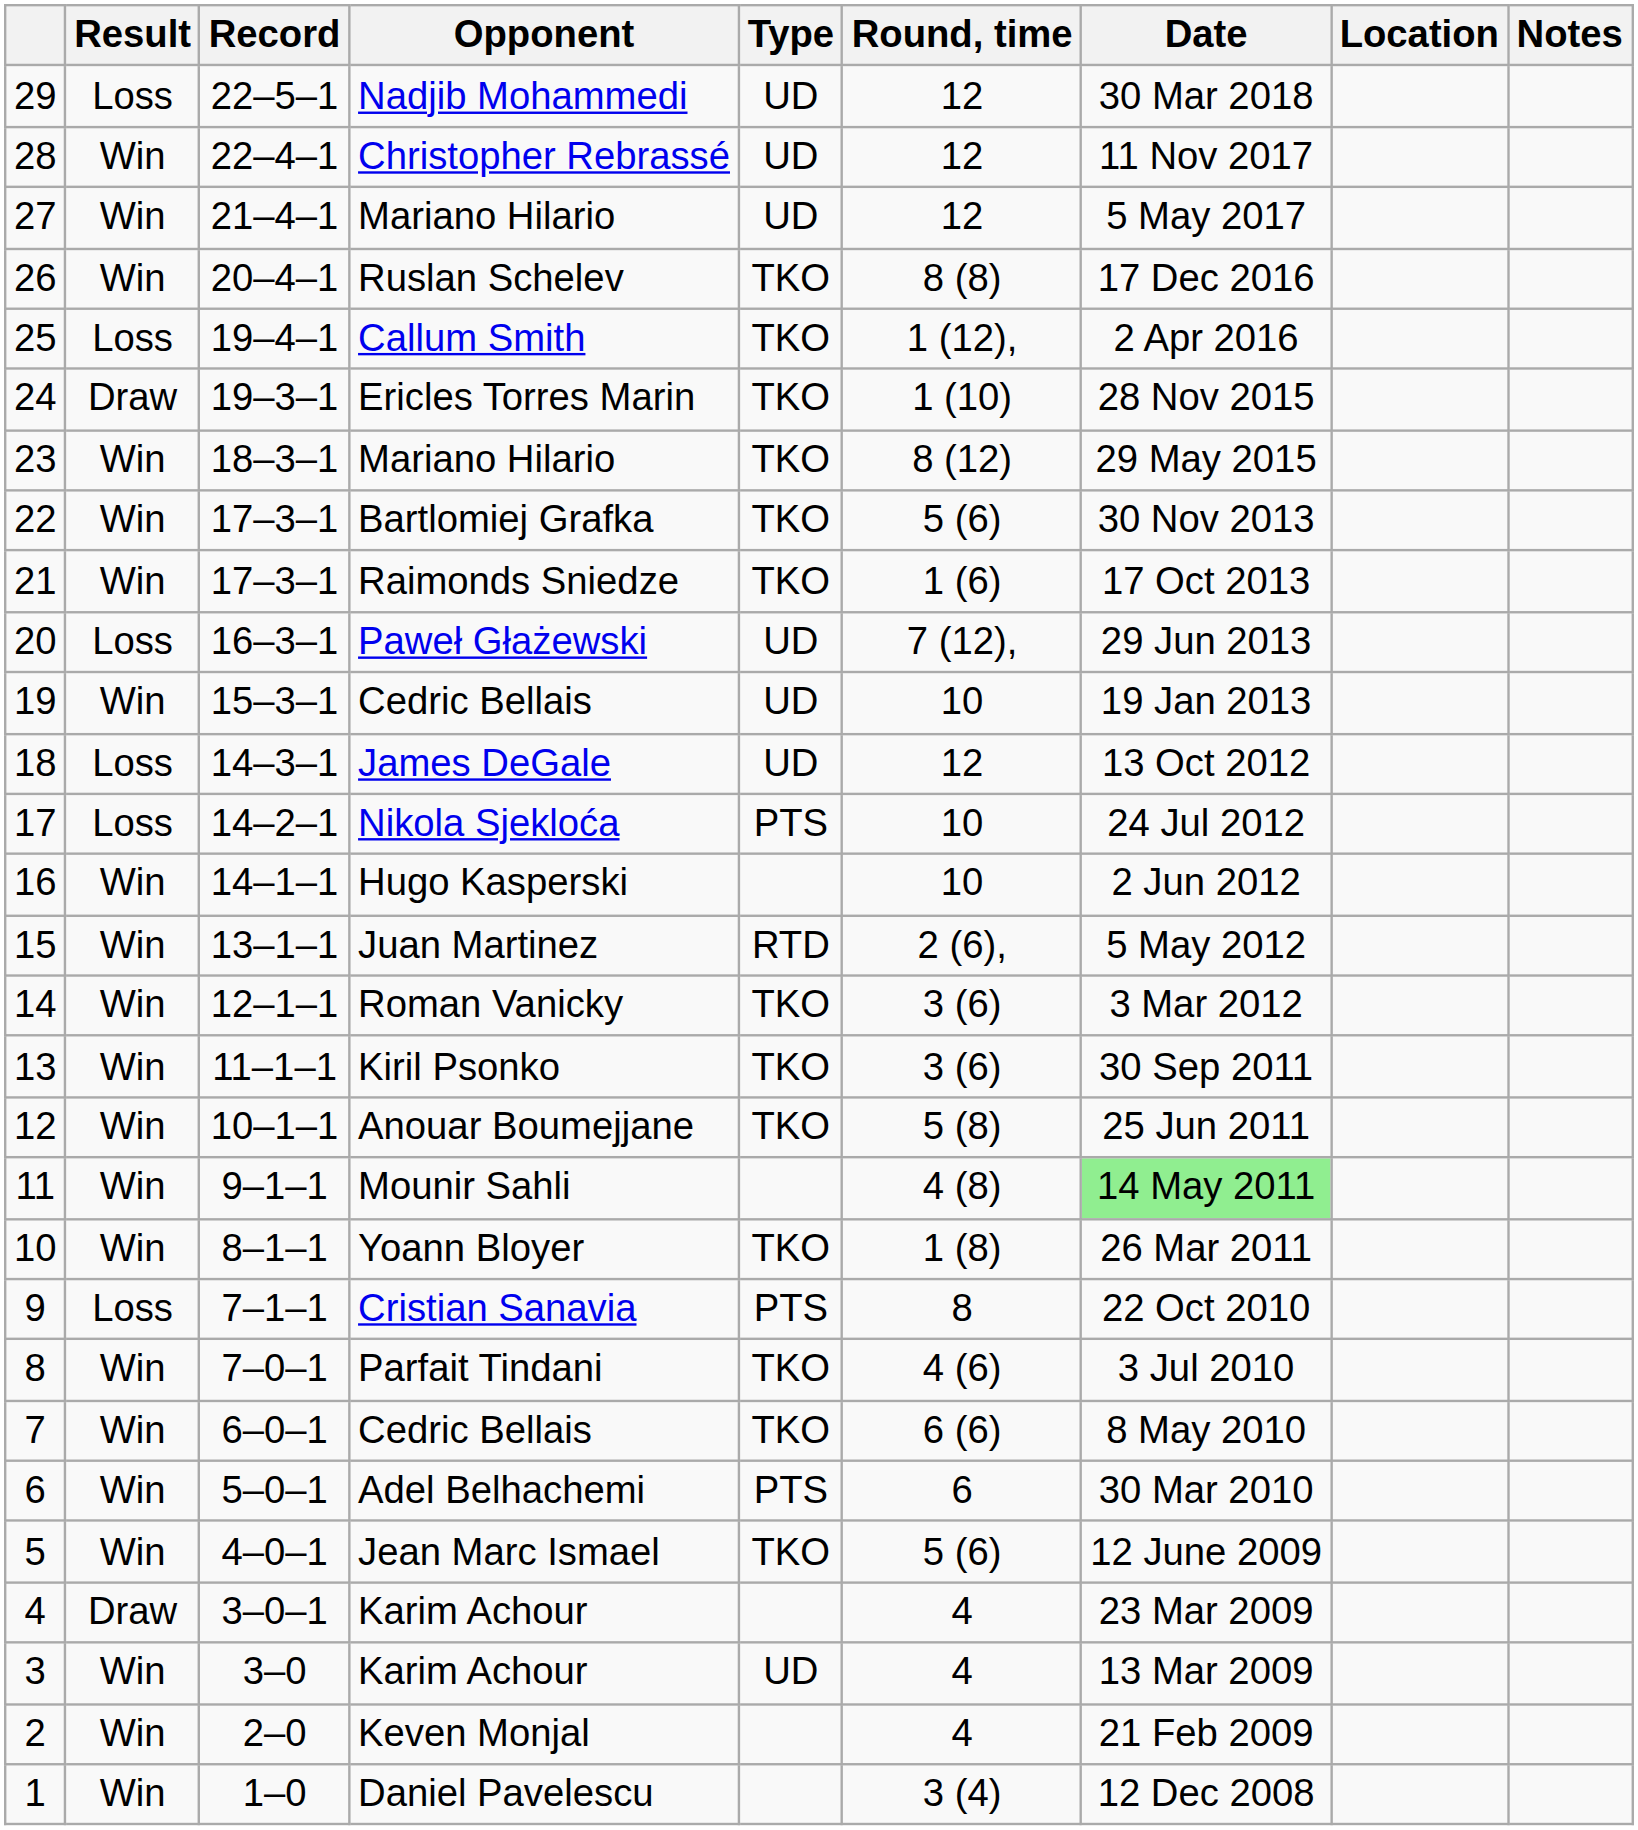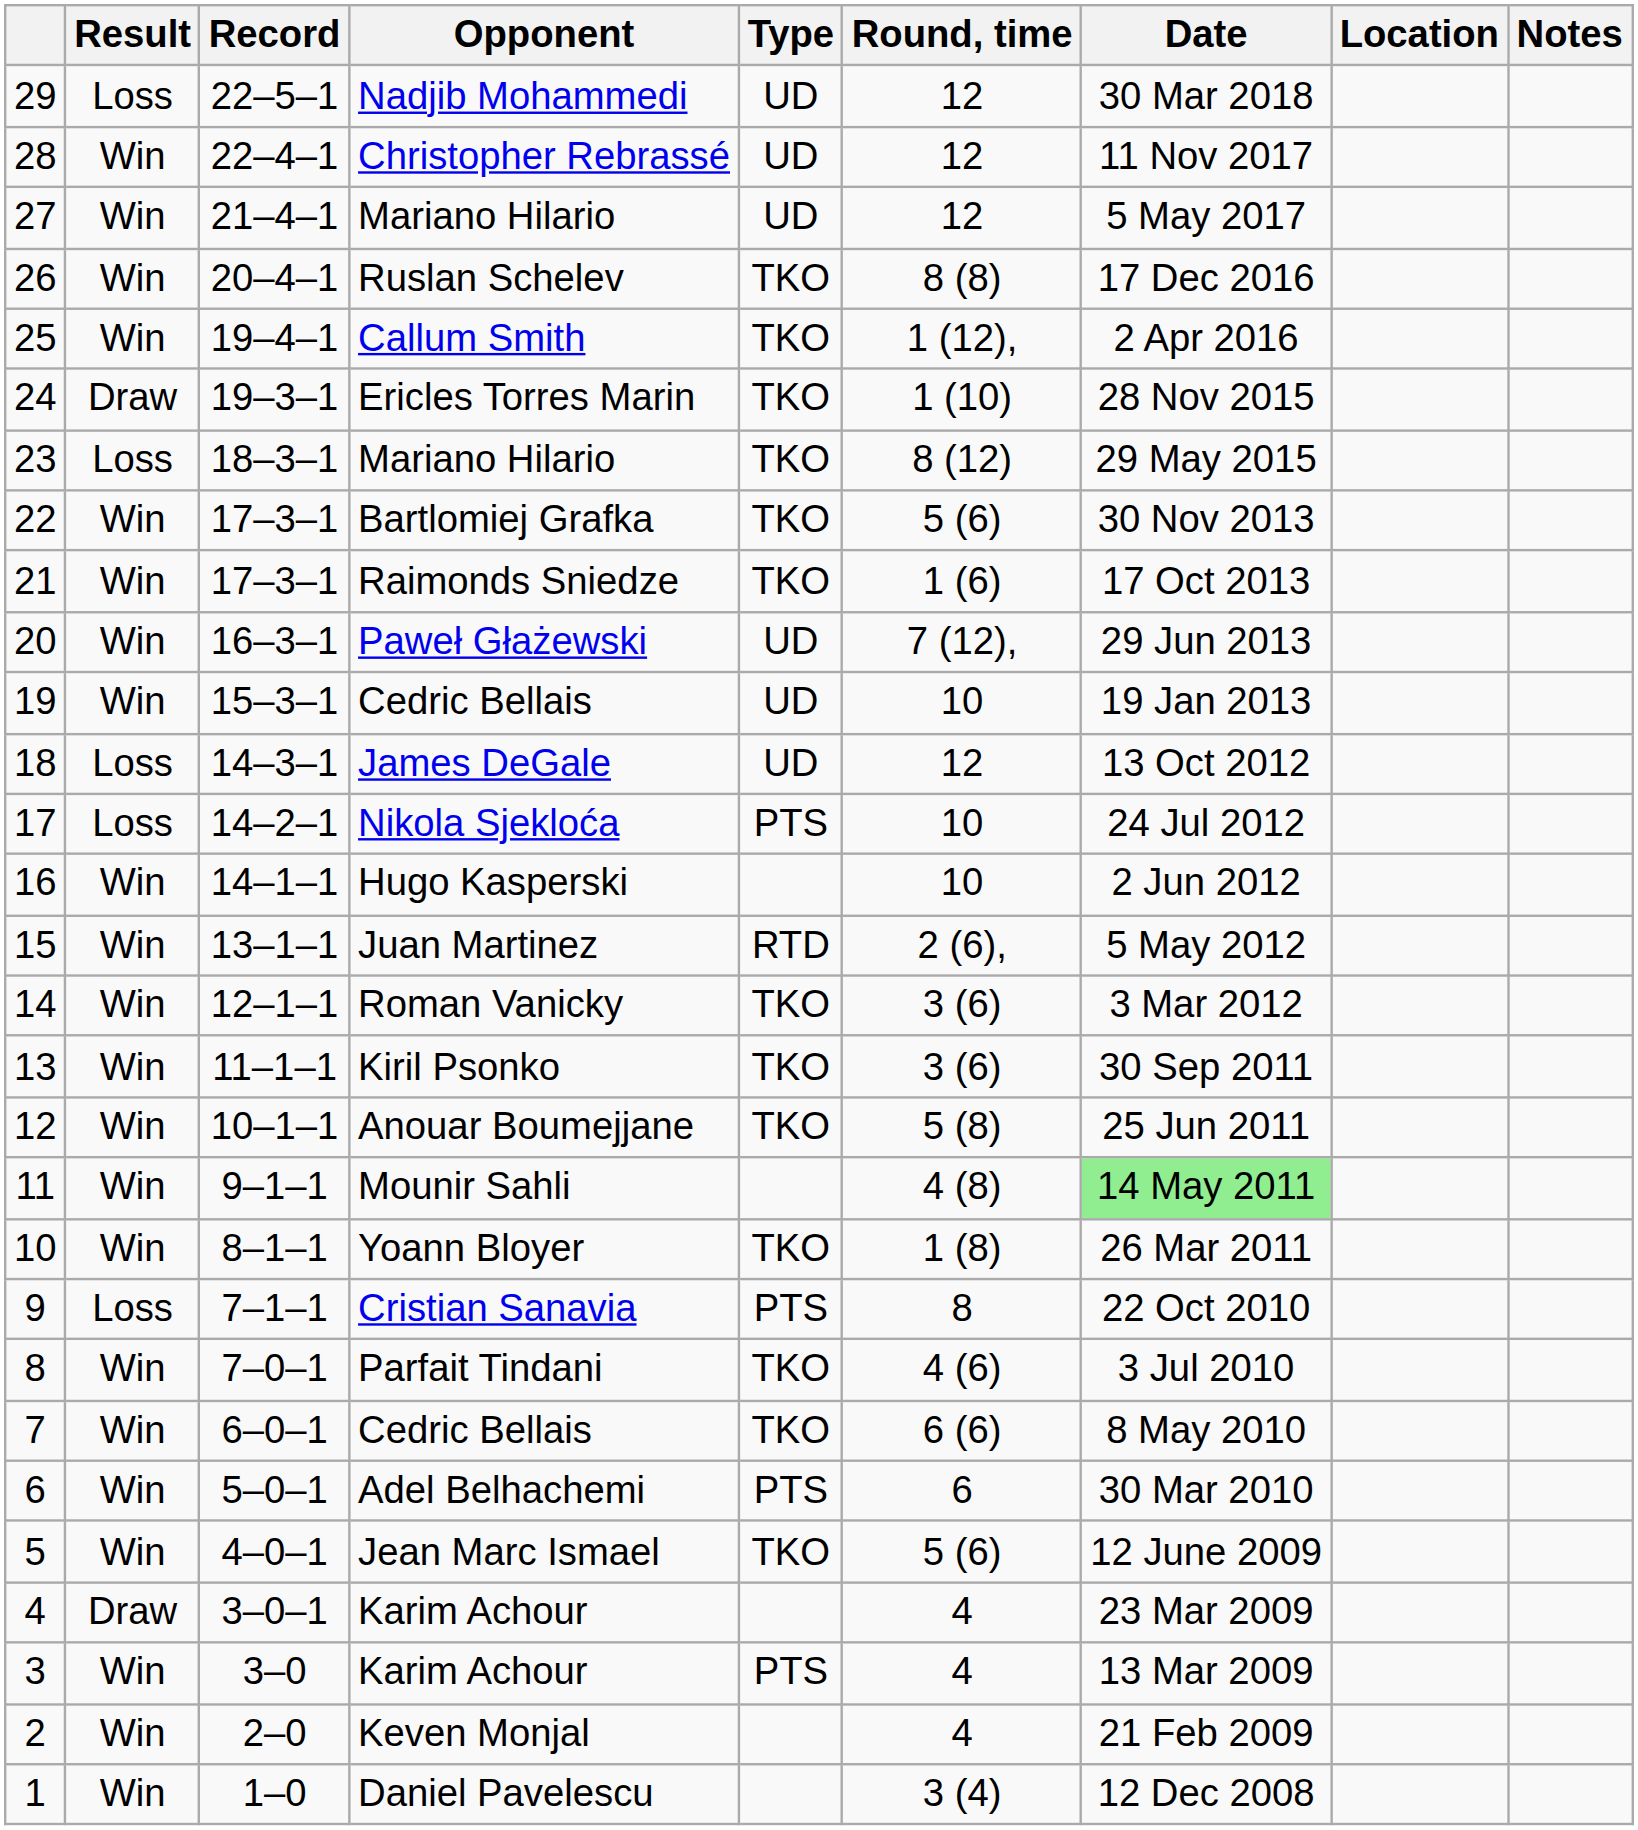(133, 338) Loss -> (133, 338) Win
(133, 459) Win -> (133, 459) Loss
(133, 641) Loss -> (133, 641) Win
(791, 1672) UD -> (791, 1672) PTS
